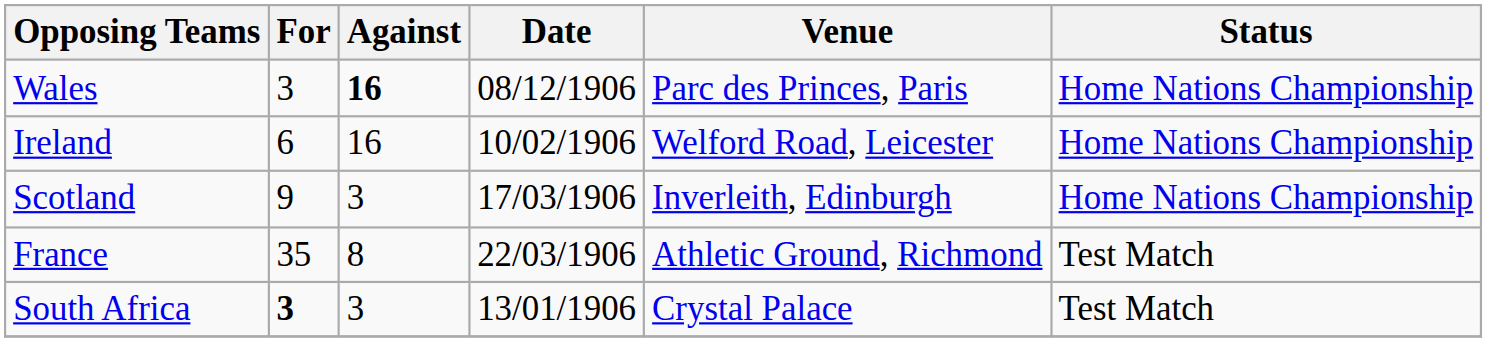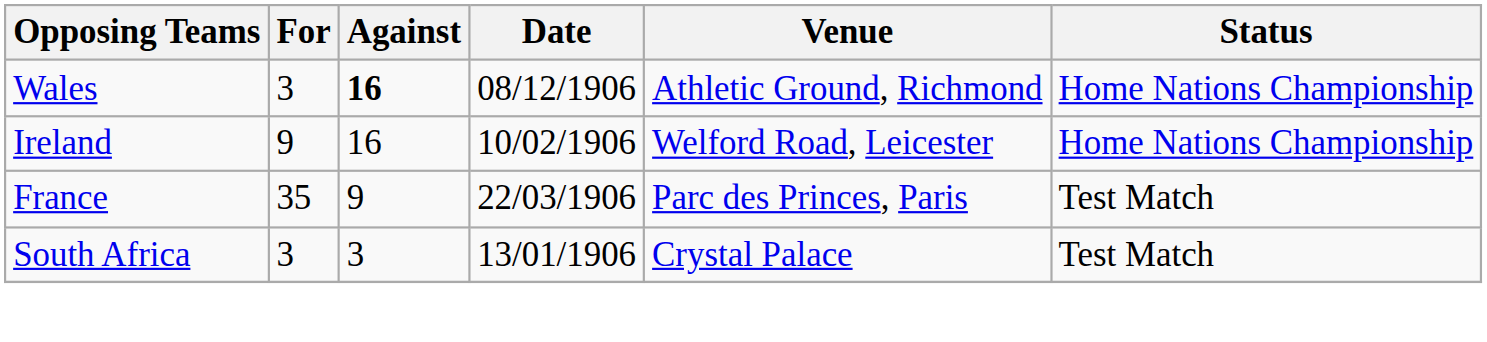(810, 87) Parc des Princes, Paris -> (847, 87) Athletic Ground, Richmond
(285, 142) 6 -> (285, 142) 9
- row: (74, 198)
(355, 253) 8 -> (355, 198) 9
(847, 253) Athletic Ground, Richmond -> (810, 198) Parc des Princes, Paris
(285, 308) bold -> (285, 253) normal
